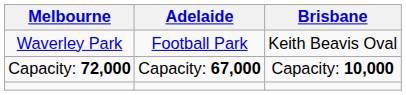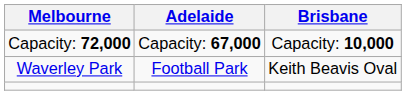rows swapped: (70, 43) <-> (70, 69)
